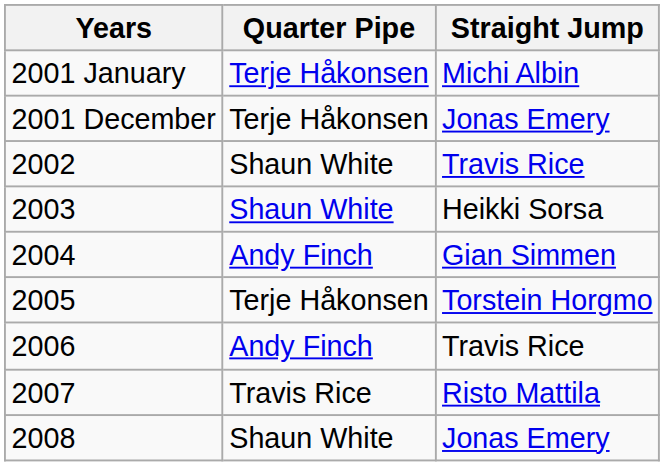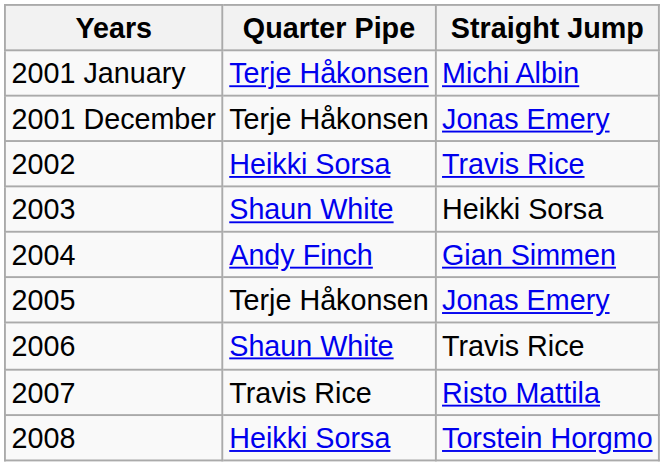(311, 164) Shaun White -> (310, 164) Heikki Sorsa
(547, 301) Torstein Horgmo -> (526, 301) Jonas Emery
(301, 346) Andy Finch -> (311, 346) Shaun White
(311, 437) Shaun White -> (310, 437) Heikki Sorsa
(526, 437) Jonas Emery -> (547, 437) Torstein Horgmo
